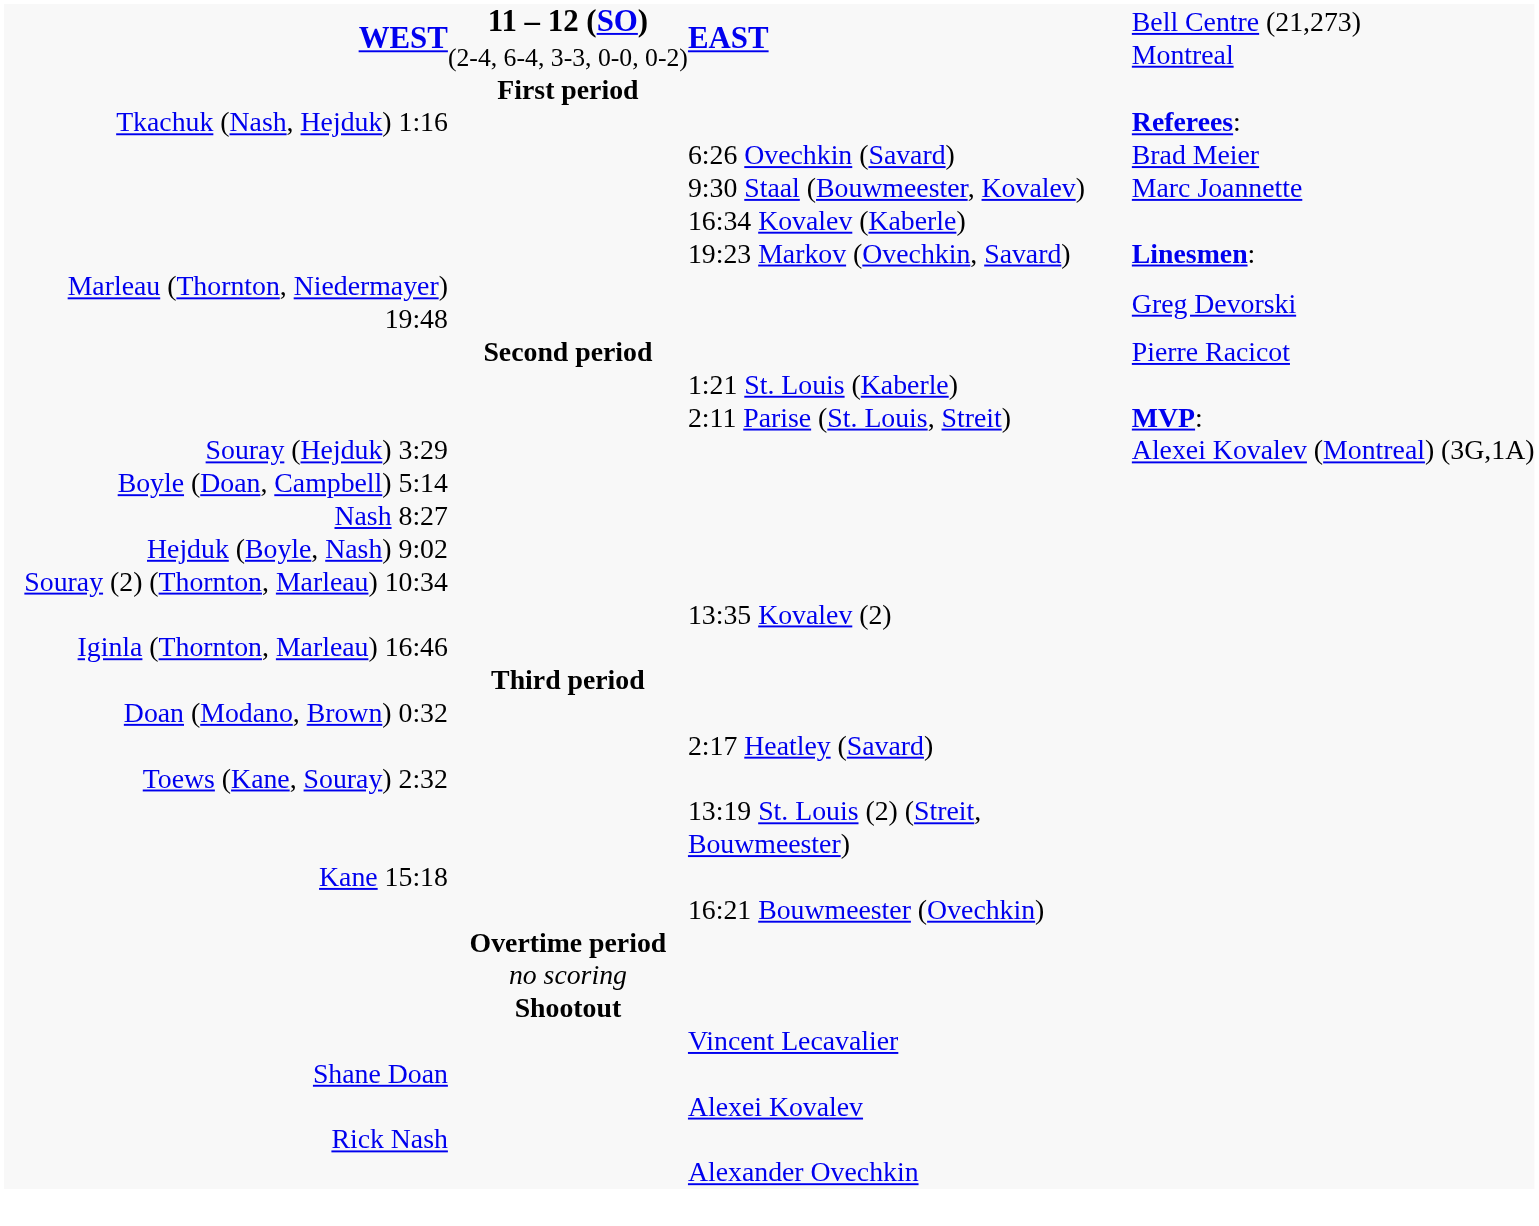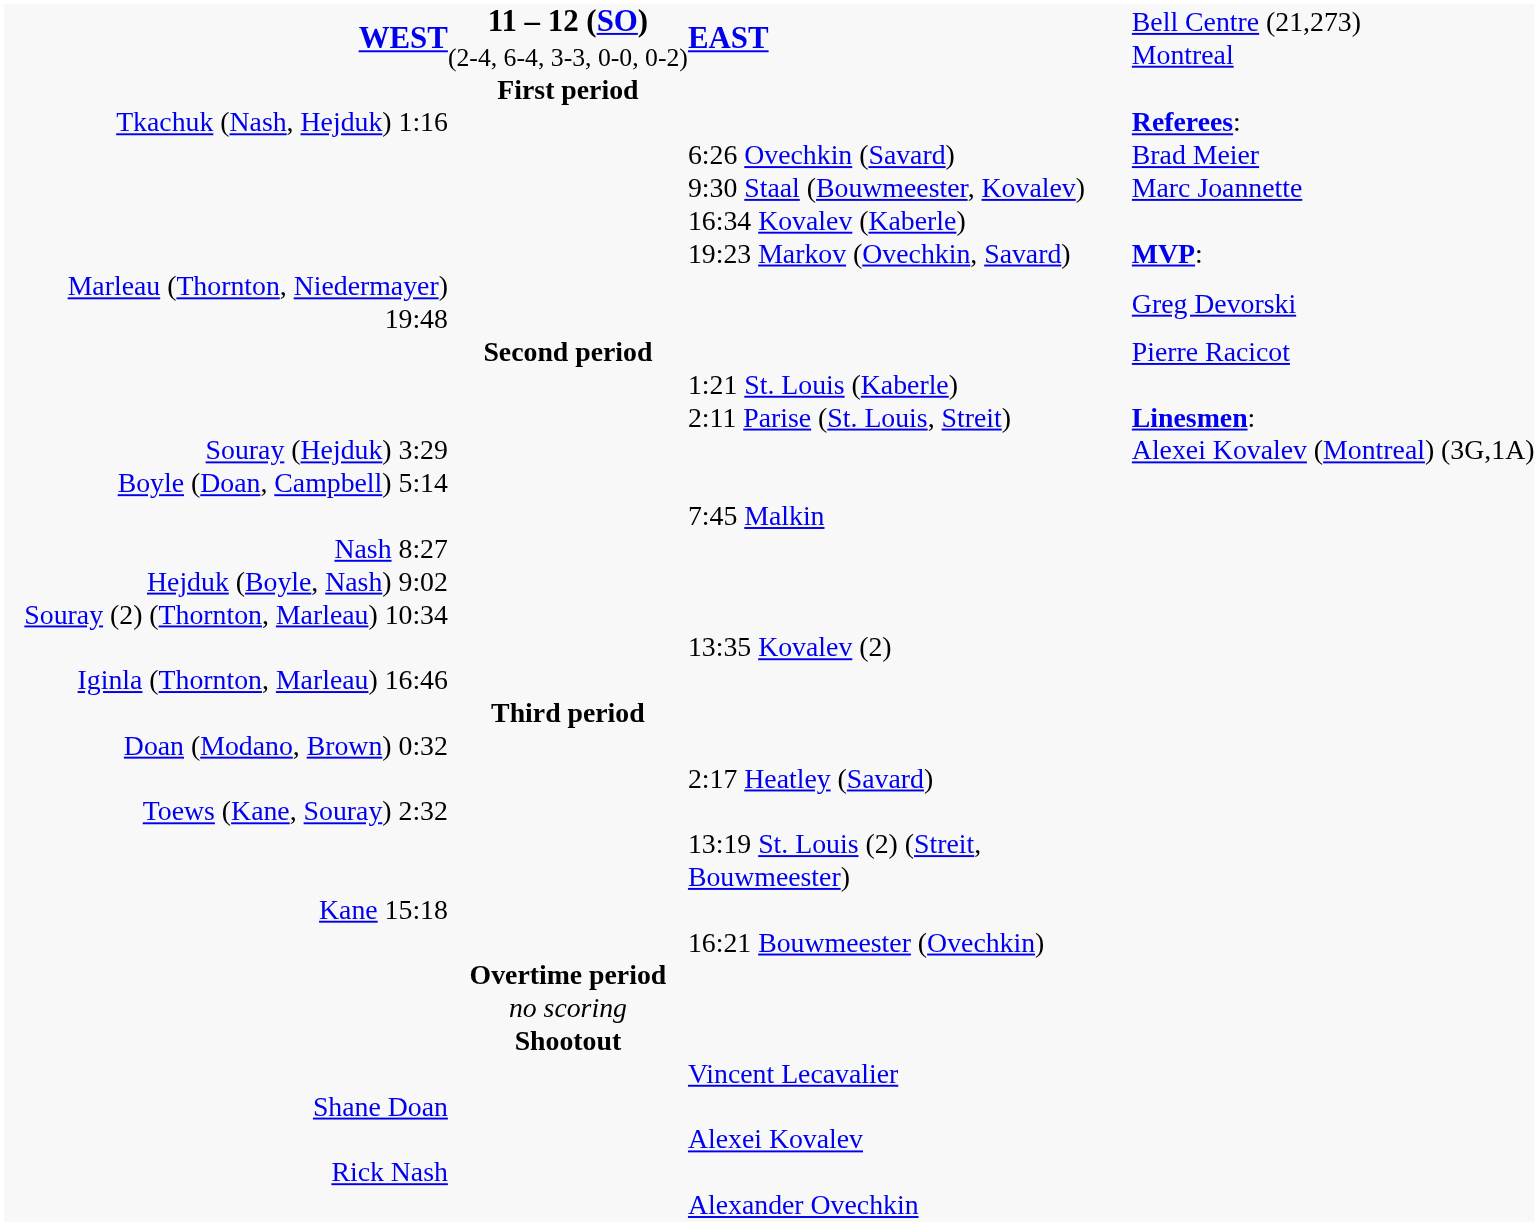(1194, 253) Linesmen: -> (1167, 253) MVP:
(1167, 417) MVP: -> (1194, 417) Linesmen:
+ row: (226, 516)
